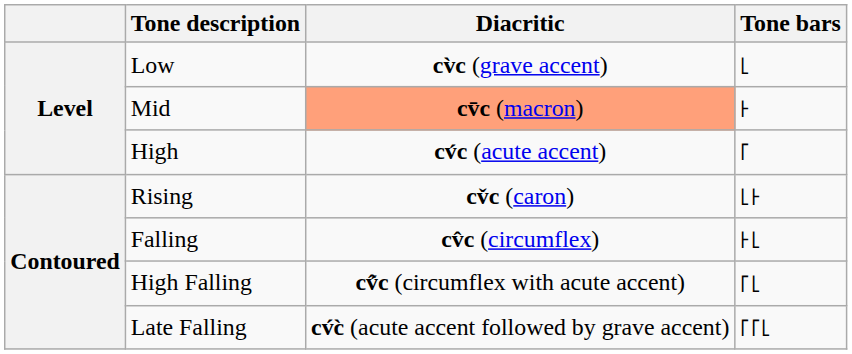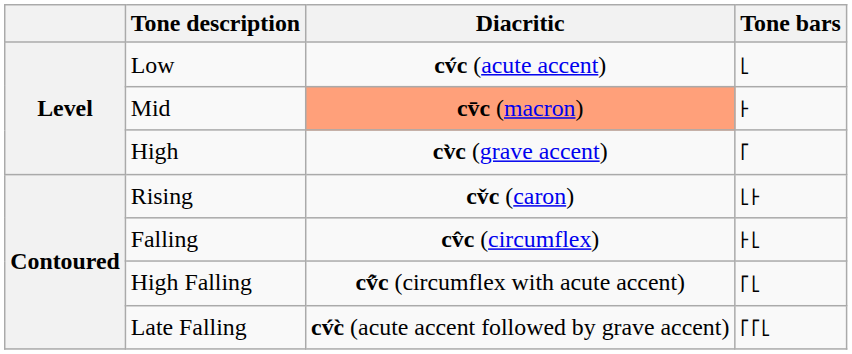(520, 64) cv̀c (grave accent) -> (520, 64) cv́c (acute accent)
(520, 151) cv́c (acute accent) -> (520, 151) cv̀c (grave accent)
